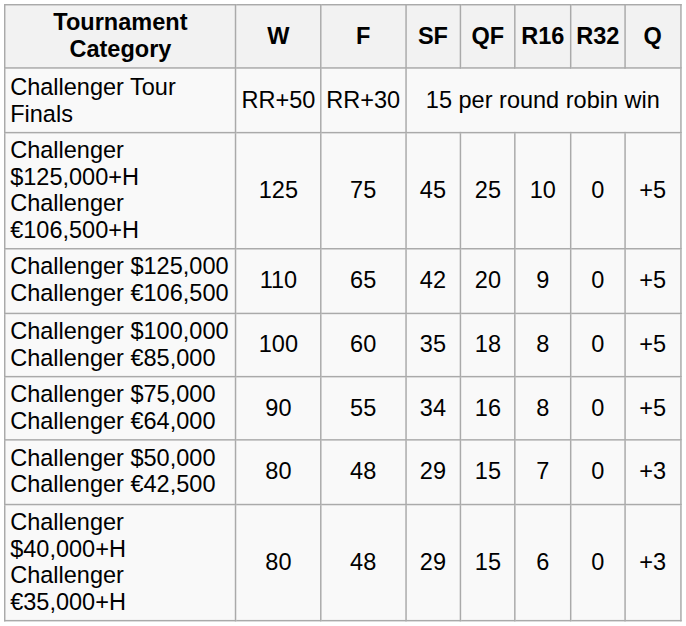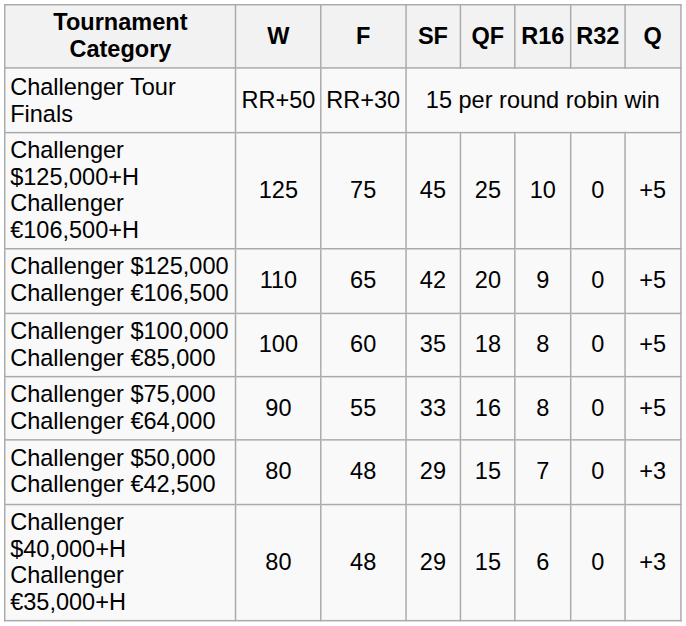(433, 408) 34 -> (433, 408) 33
